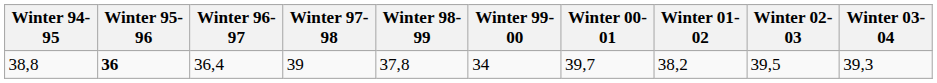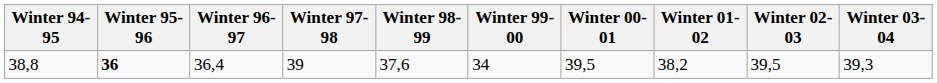(394, 64) 37,8 -> (394, 64) 37,6
(580, 64) 39,7 -> (580, 64) 39,5
